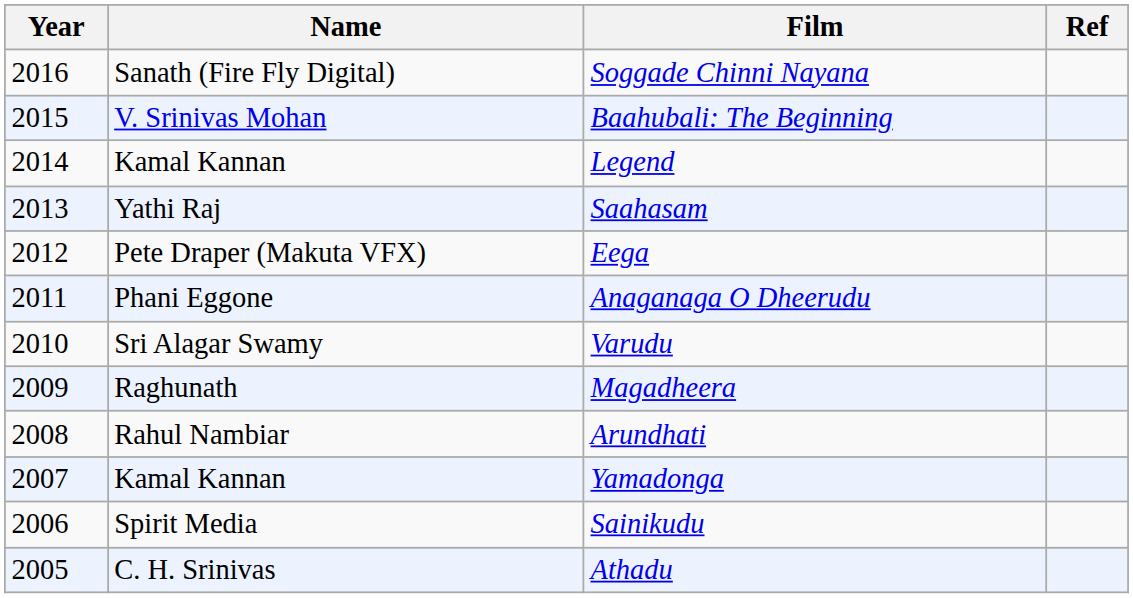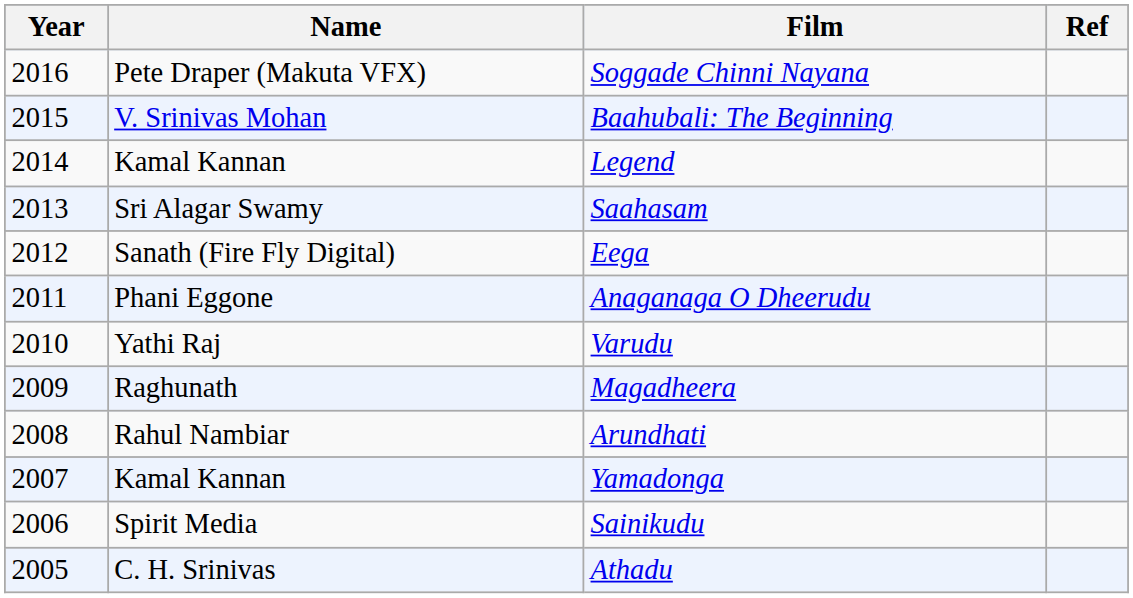(255, 72) Sanath (Fire Fly Digital) -> (270, 72) Pete Draper (Makuta VFX)
(168, 207) Yathi Raj -> (219, 207) Sri Alagar Swamy
(270, 252) Pete Draper (Makuta VFX) -> (255, 252) Sanath (Fire Fly Digital)
(219, 343) Sri Alagar Swamy -> (168, 343) Yathi Raj
